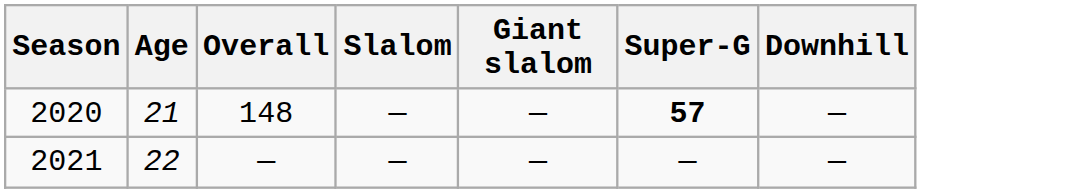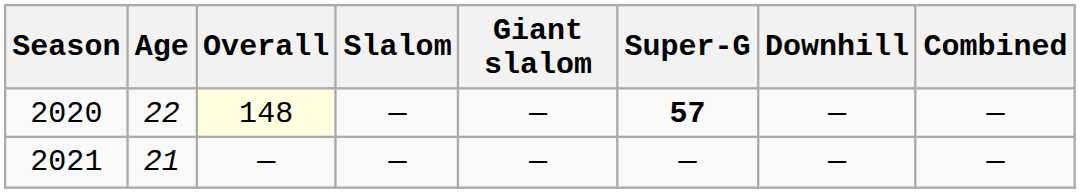+ column: (995, 47)
(162, 113) 21 -> (162, 113) 22
(266, 113) no background -> (266, 113) lightyellow background
(162, 162) 22 -> (162, 162) 21
